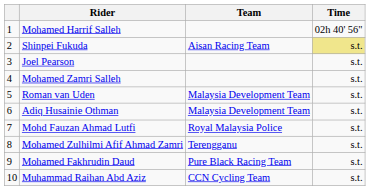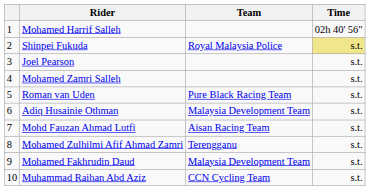(229, 45) Aisan Racing Team -> (235, 45) Royal Malaysia Police
(249, 95) Malaysia Development Team -> (240, 95) Pure Black Racing Team
(235, 128) Royal Malaysia Police -> (229, 128) Aisan Racing Team
(240, 161) Pure Black Racing Team -> (249, 161) Malaysia Development Team
